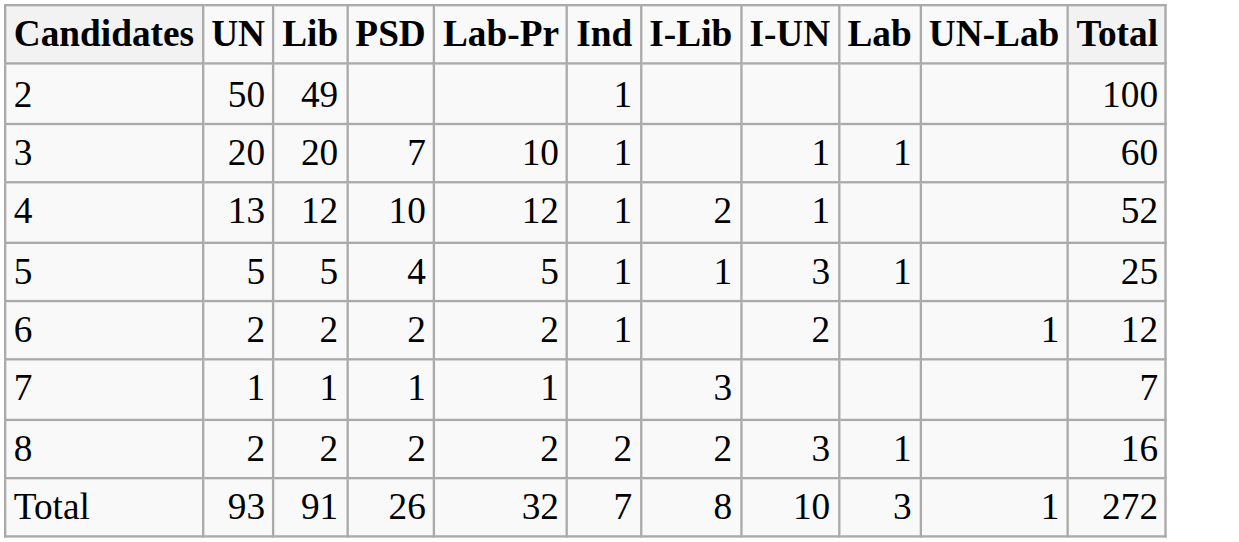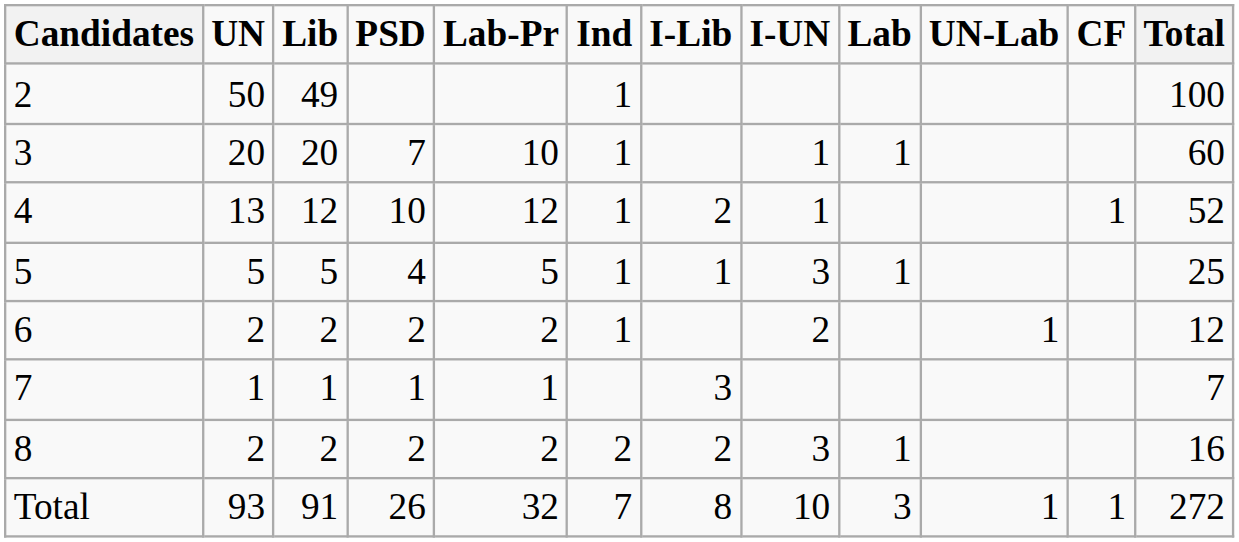+ column: (1101, 34)
